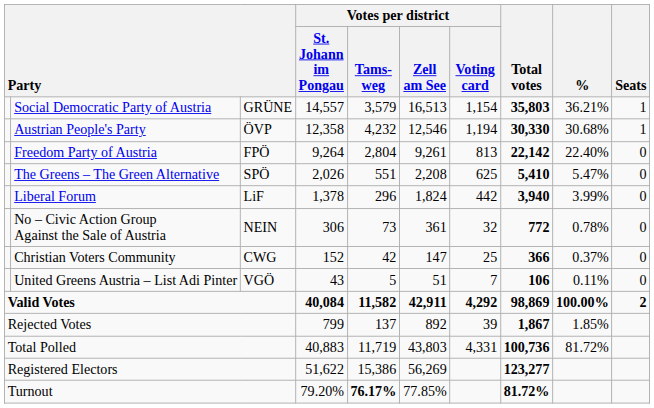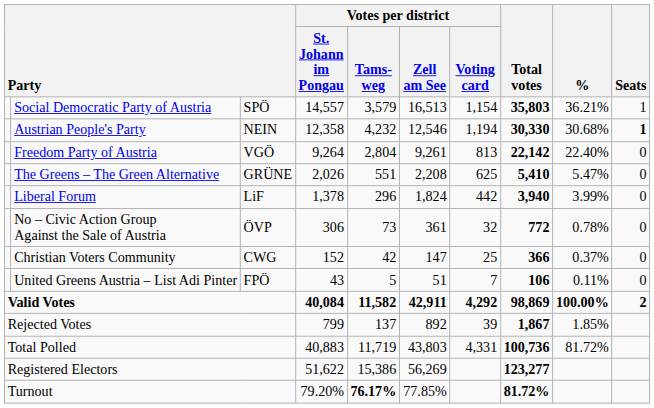(268, 107) GRÜNE -> (256, 107) SPÖ
(258, 130) ÖVP -> (260, 130) NEIN
(643, 130) normal -> (643, 130) bold
(256, 152) FPÖ -> (259, 152) VGÖ
(256, 174) SPÖ -> (268, 174) GRÜNE
(260, 227) NEIN -> (258, 227) ÖVP
(259, 279) VGÖ -> (256, 279) FPÖ
